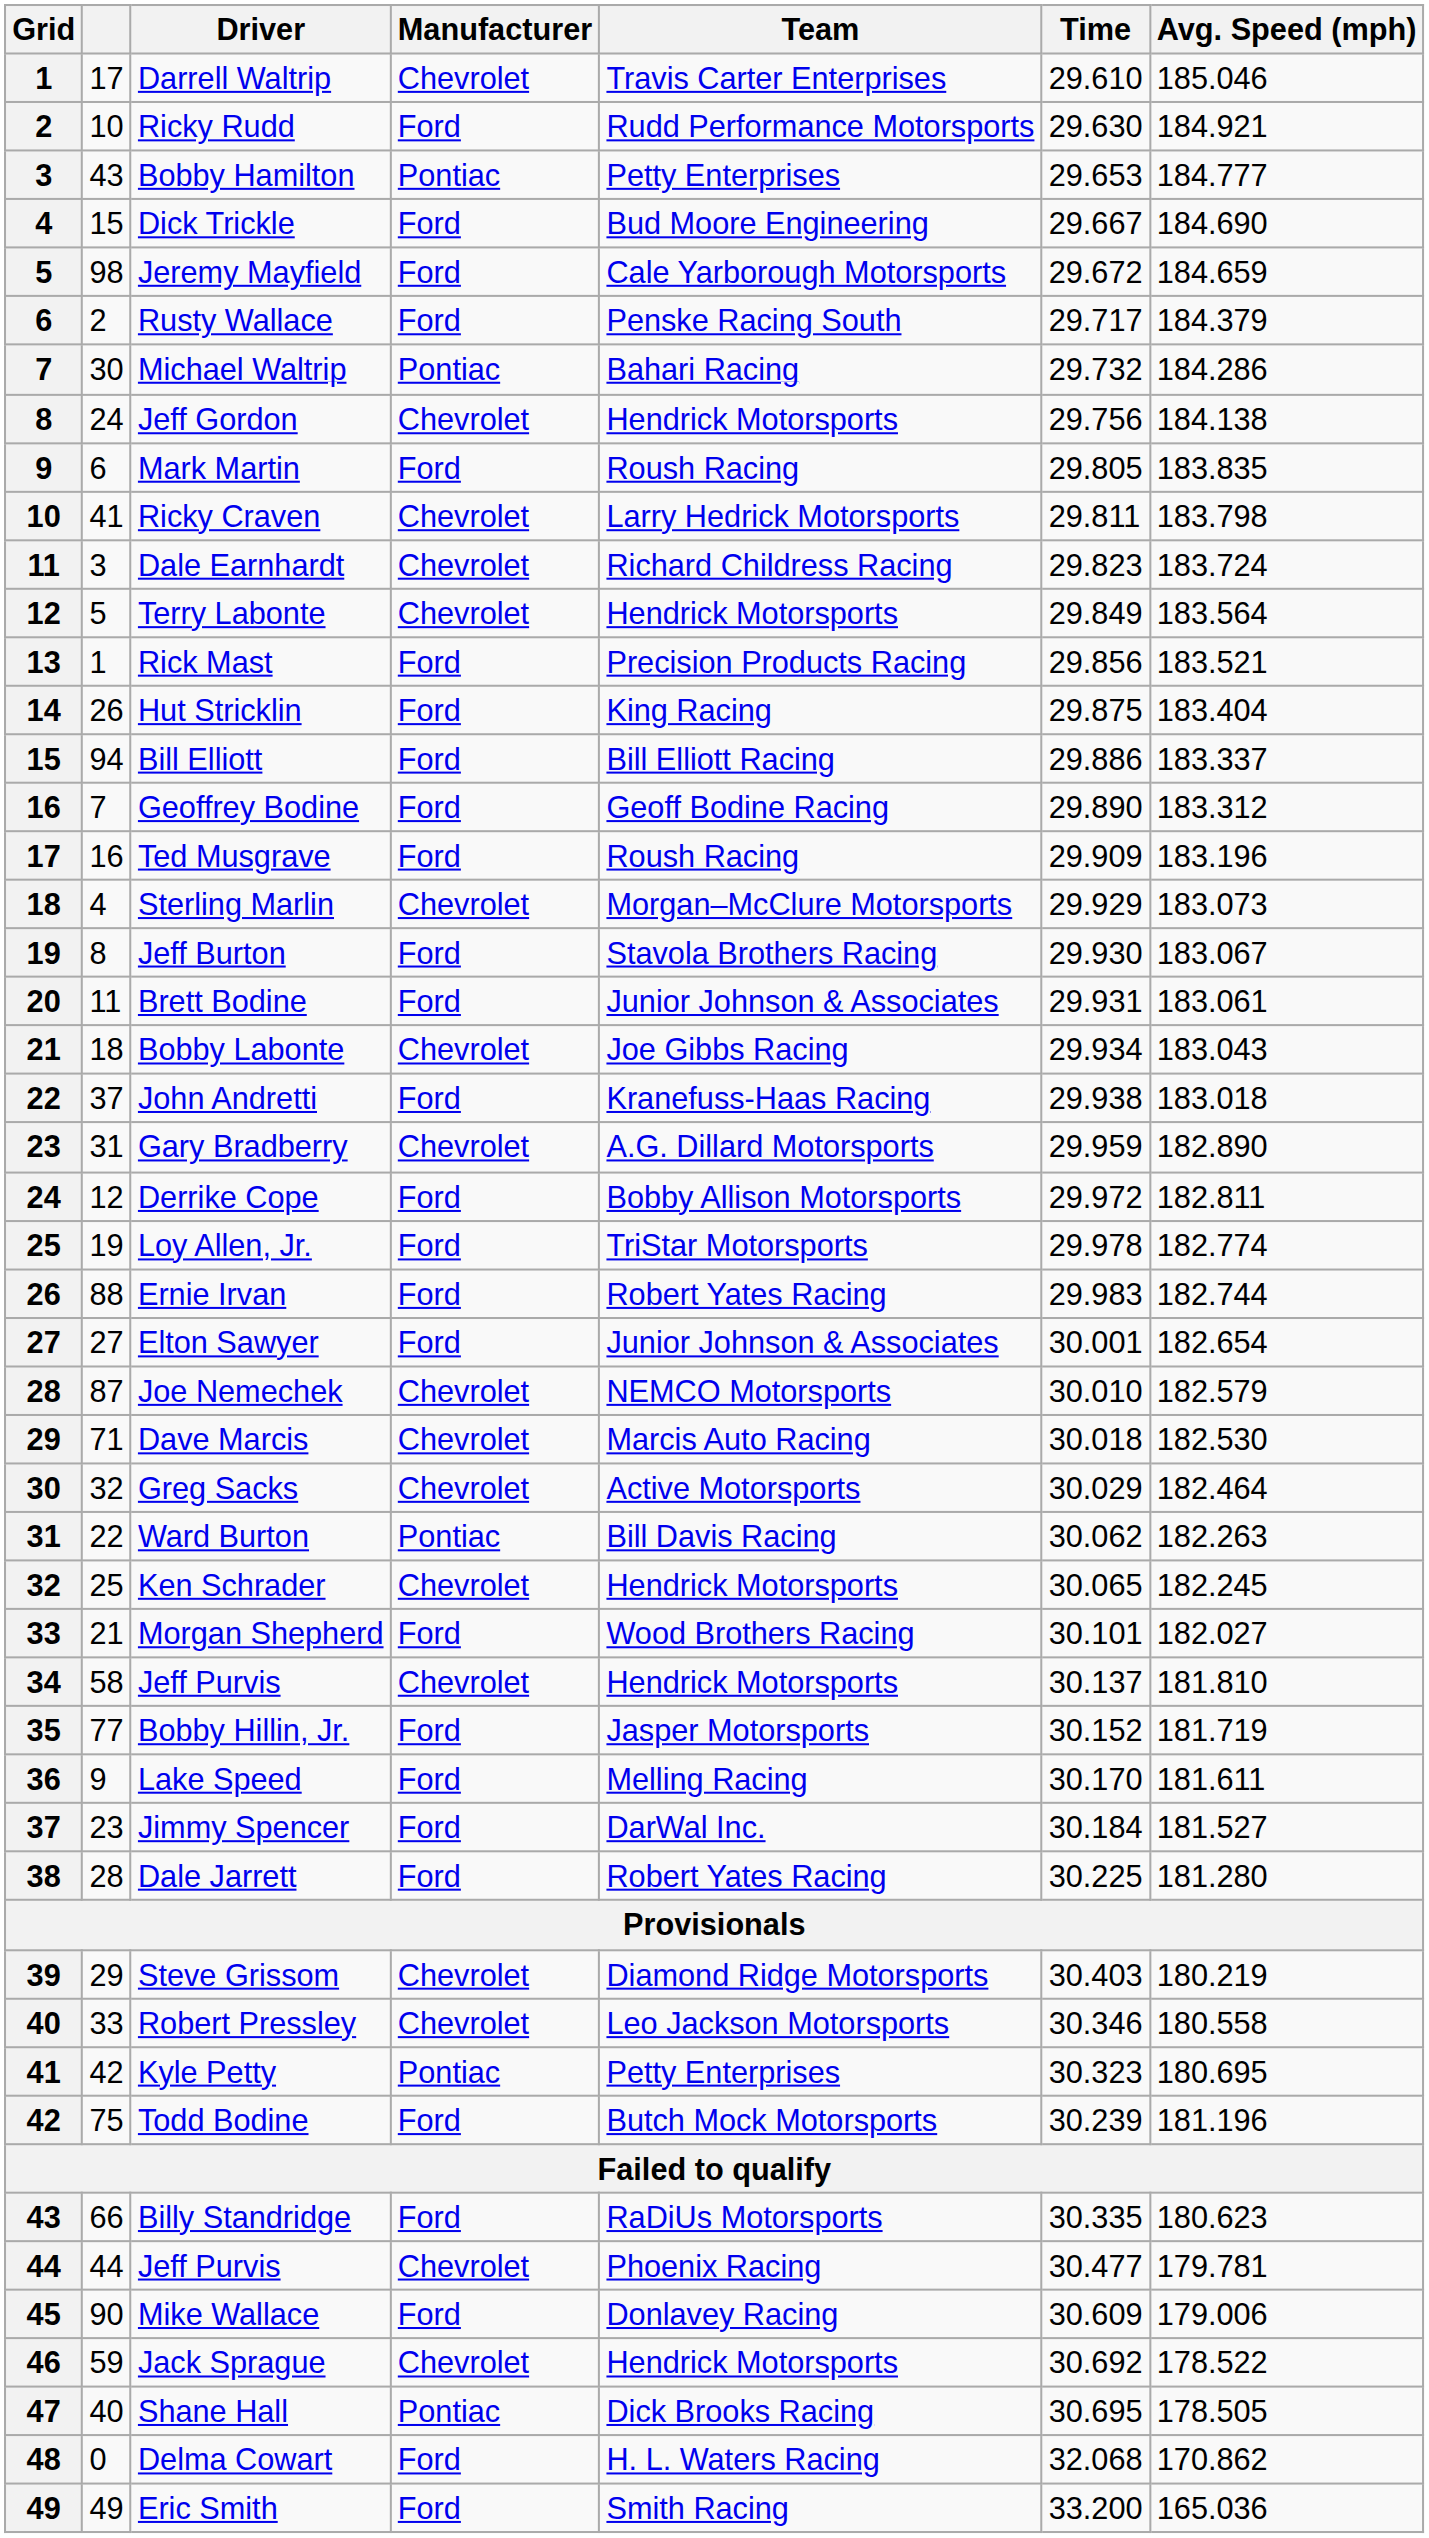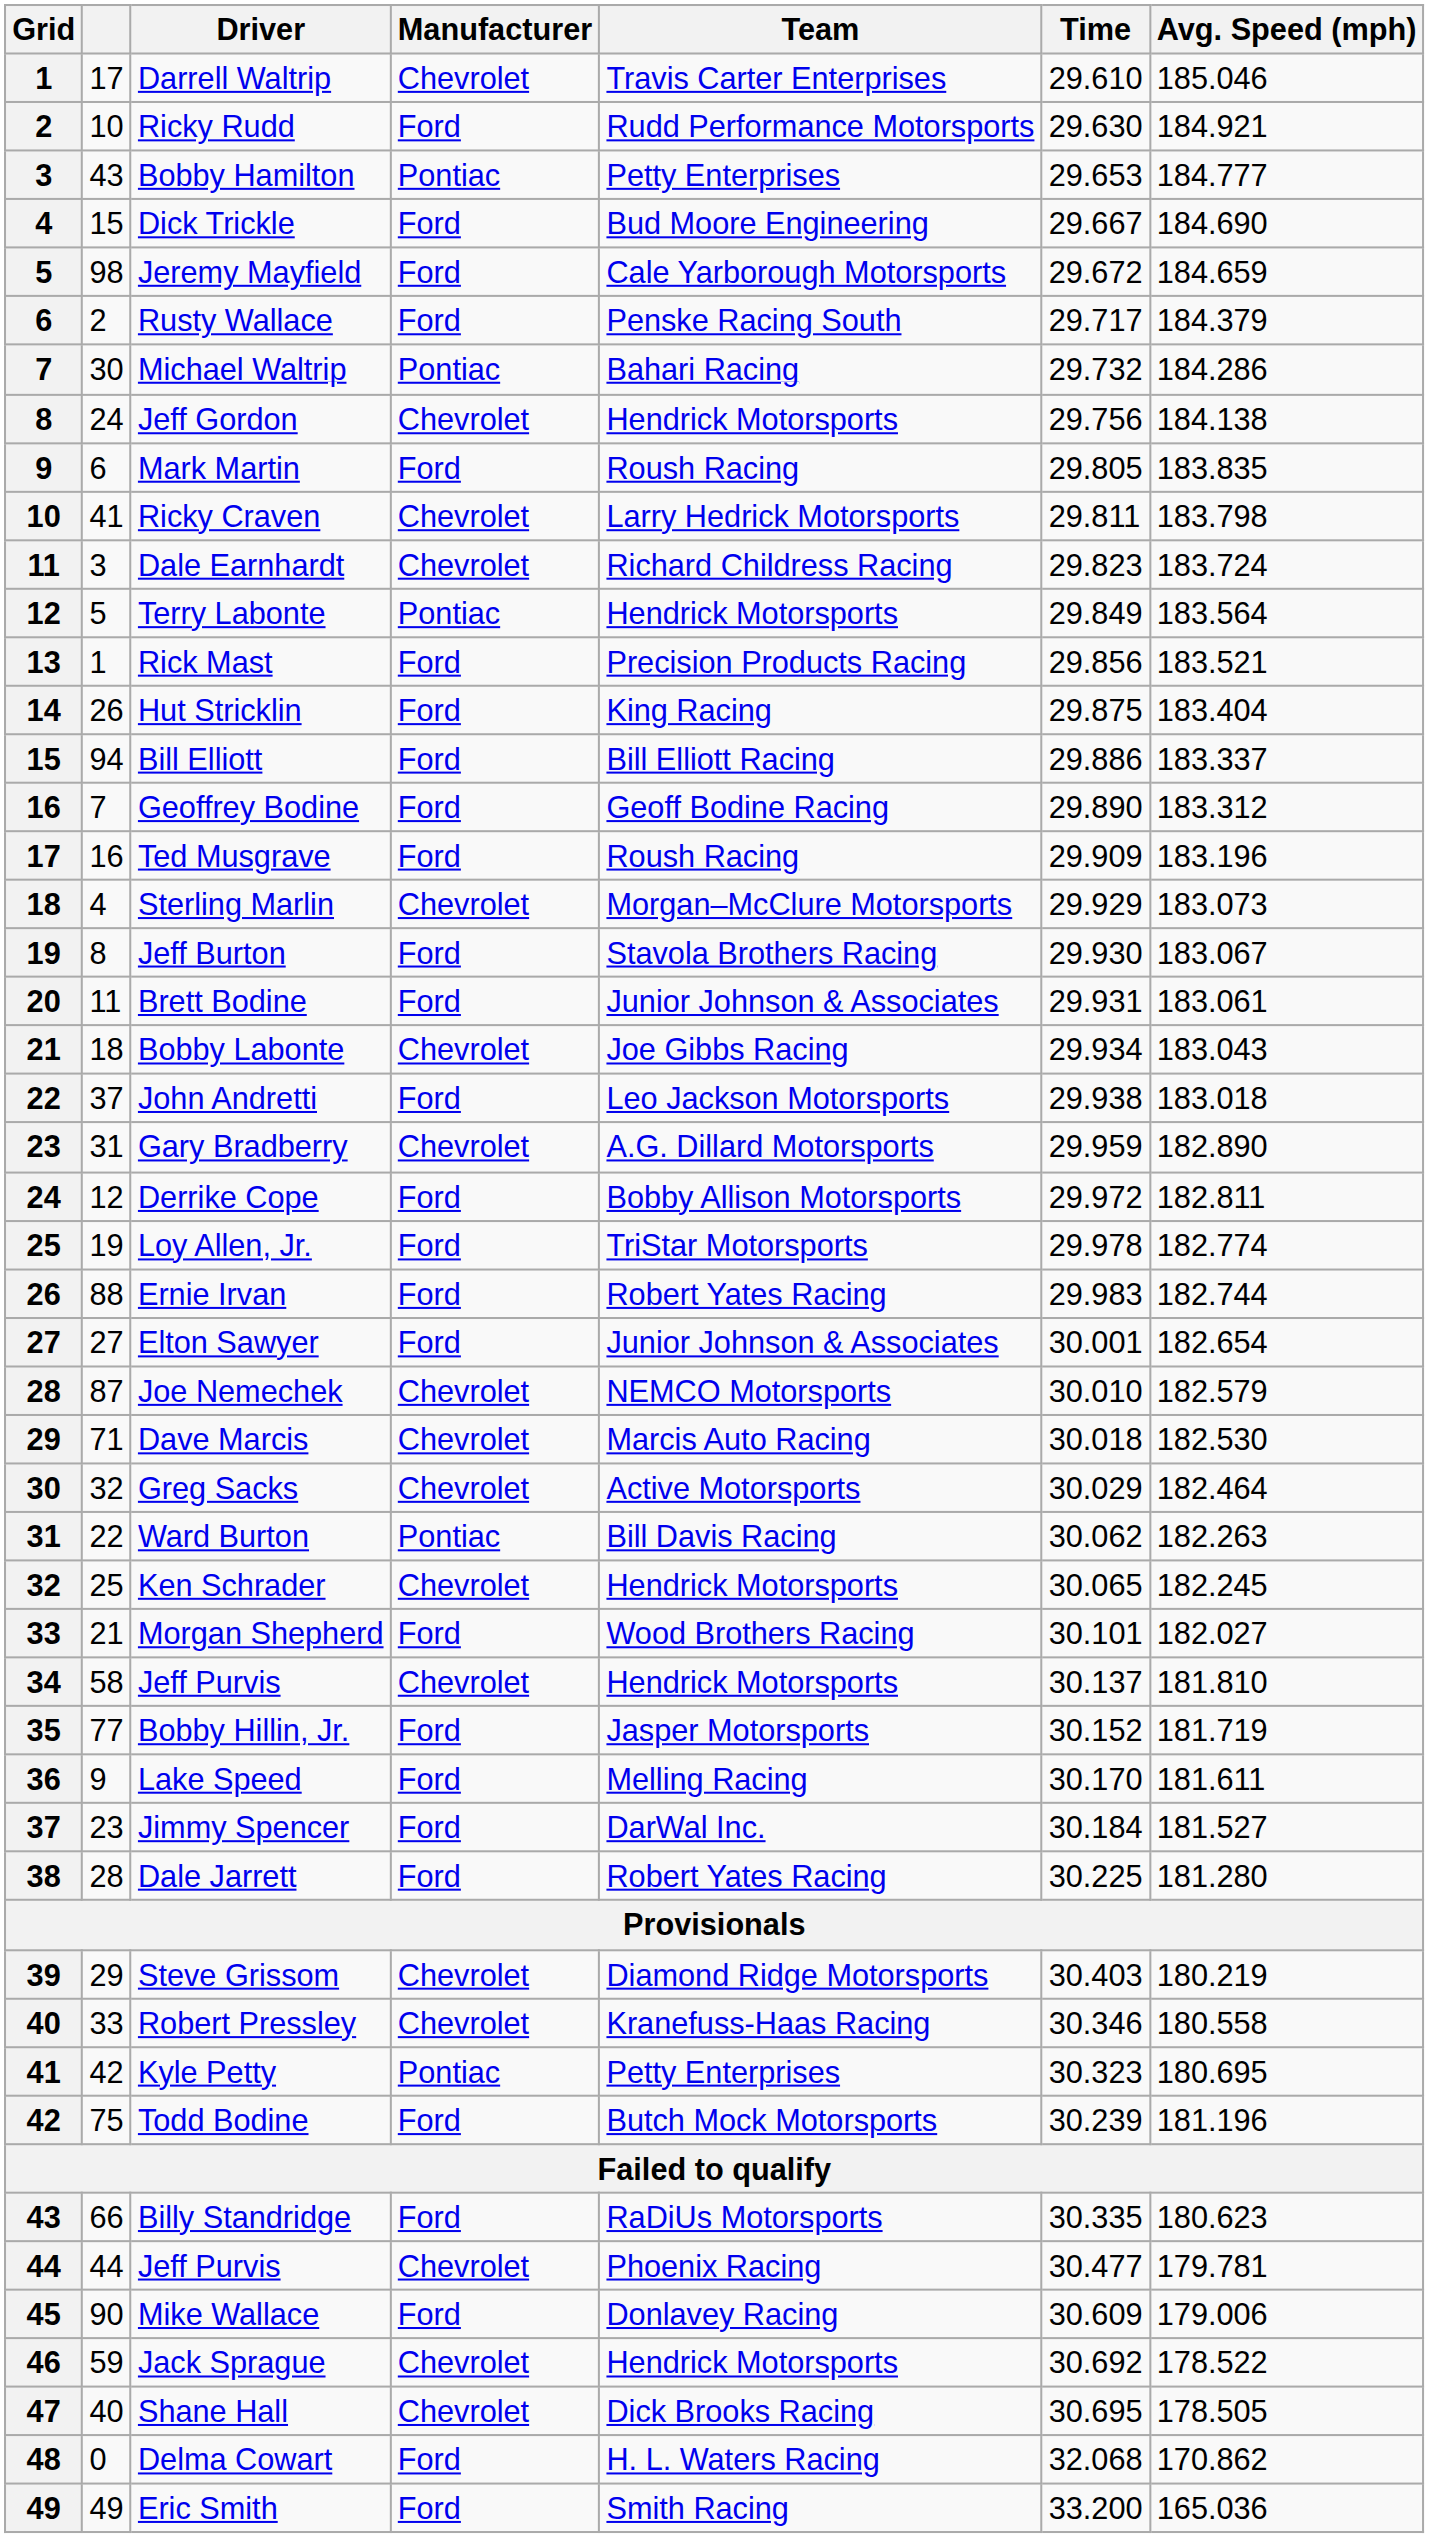(463, 613) Chevrolet -> (449, 613) Pontiac
(768, 1099) Kranefuss-Haas Racing -> (778, 1099) Leo Jackson Motorsports
(778, 2022) Leo Jackson Motorsports -> (768, 2022) Kranefuss-Haas Racing
(449, 2411) Pontiac -> (463, 2411) Chevrolet
